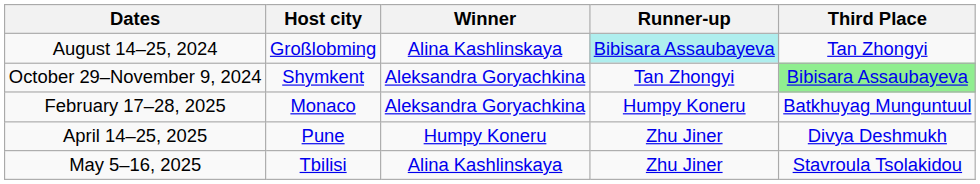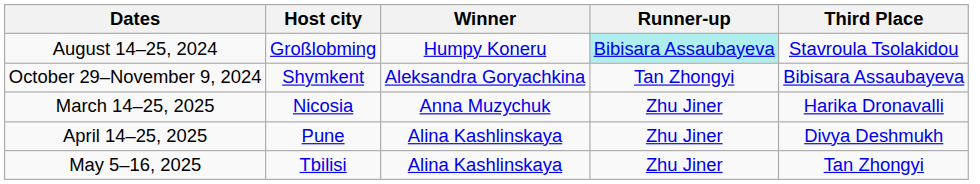(485, 48) Alina Kashlinskaya -> (485, 48) Humpy Koneru
(877, 48) Tan Zhongyi -> (874, 48) Stavroula Tsolakidou
(877, 77) lightgreen background -> (874, 77) no background
- row: (135, 106)
+ row: (135, 106)
(485, 135) Humpy Koneru -> (485, 135) Alina Kashlinskaya
(877, 164) Stavroula Tsolakidou -> (874, 164) Tan Zhongyi
